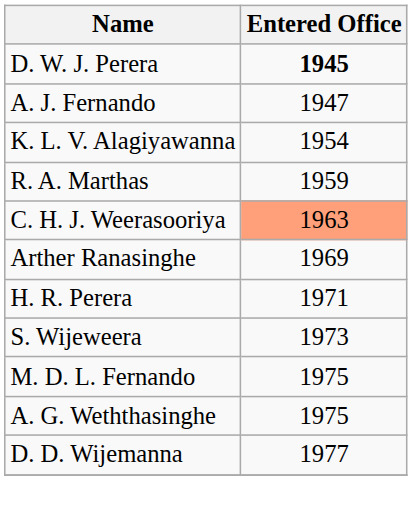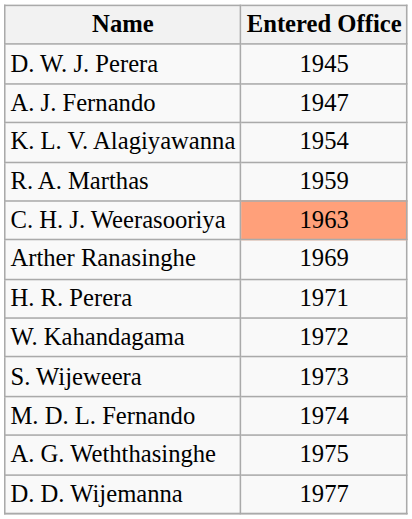(324, 63) bold -> (324, 63) normal
+ row: (98, 337)
(324, 376) 1975 -> (324, 415) 1974
